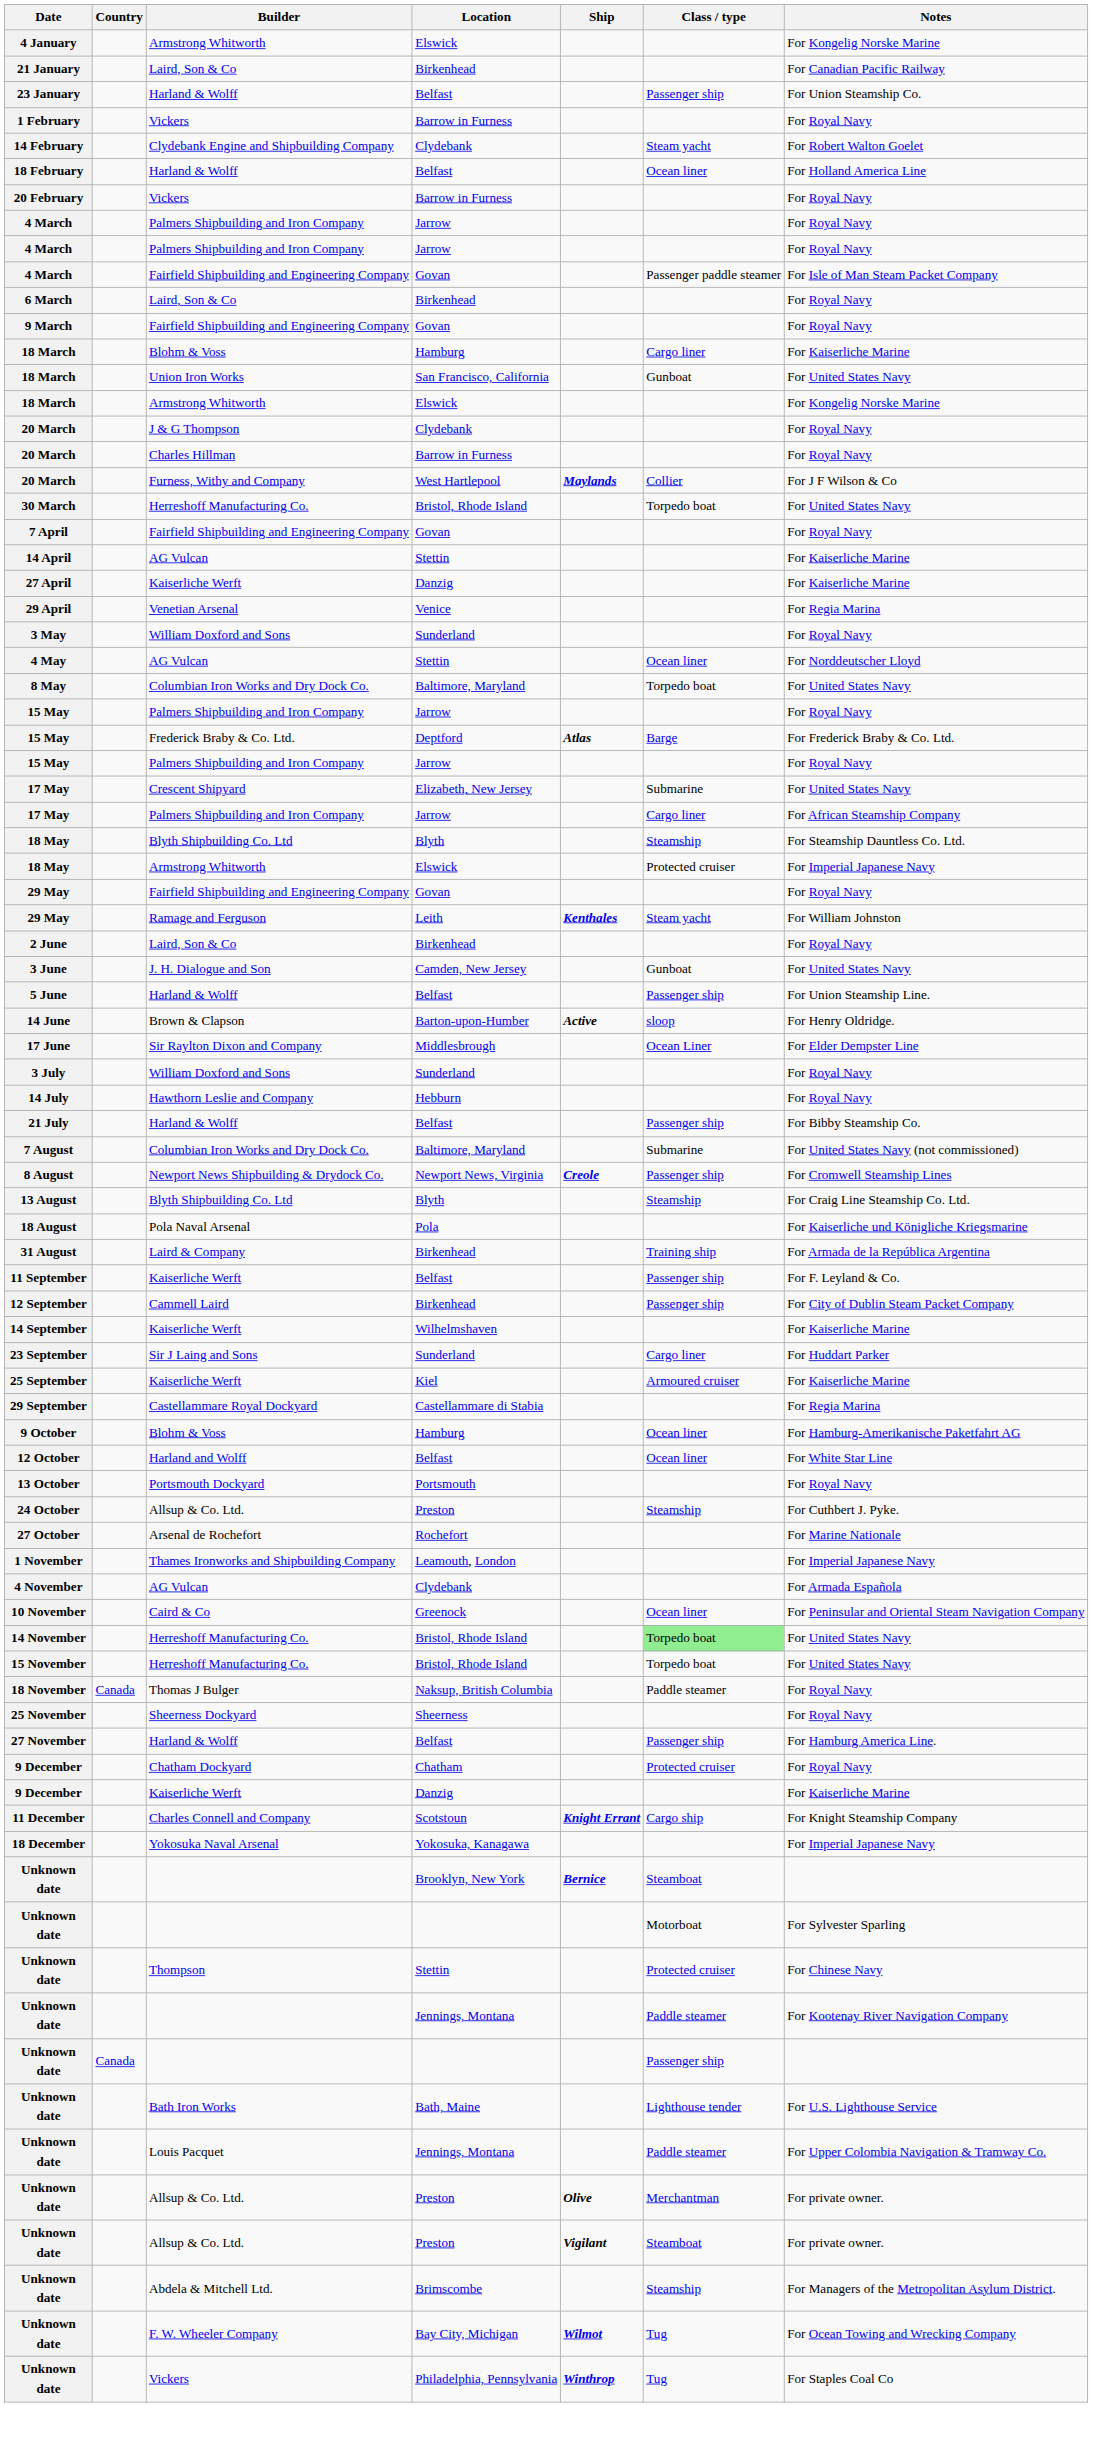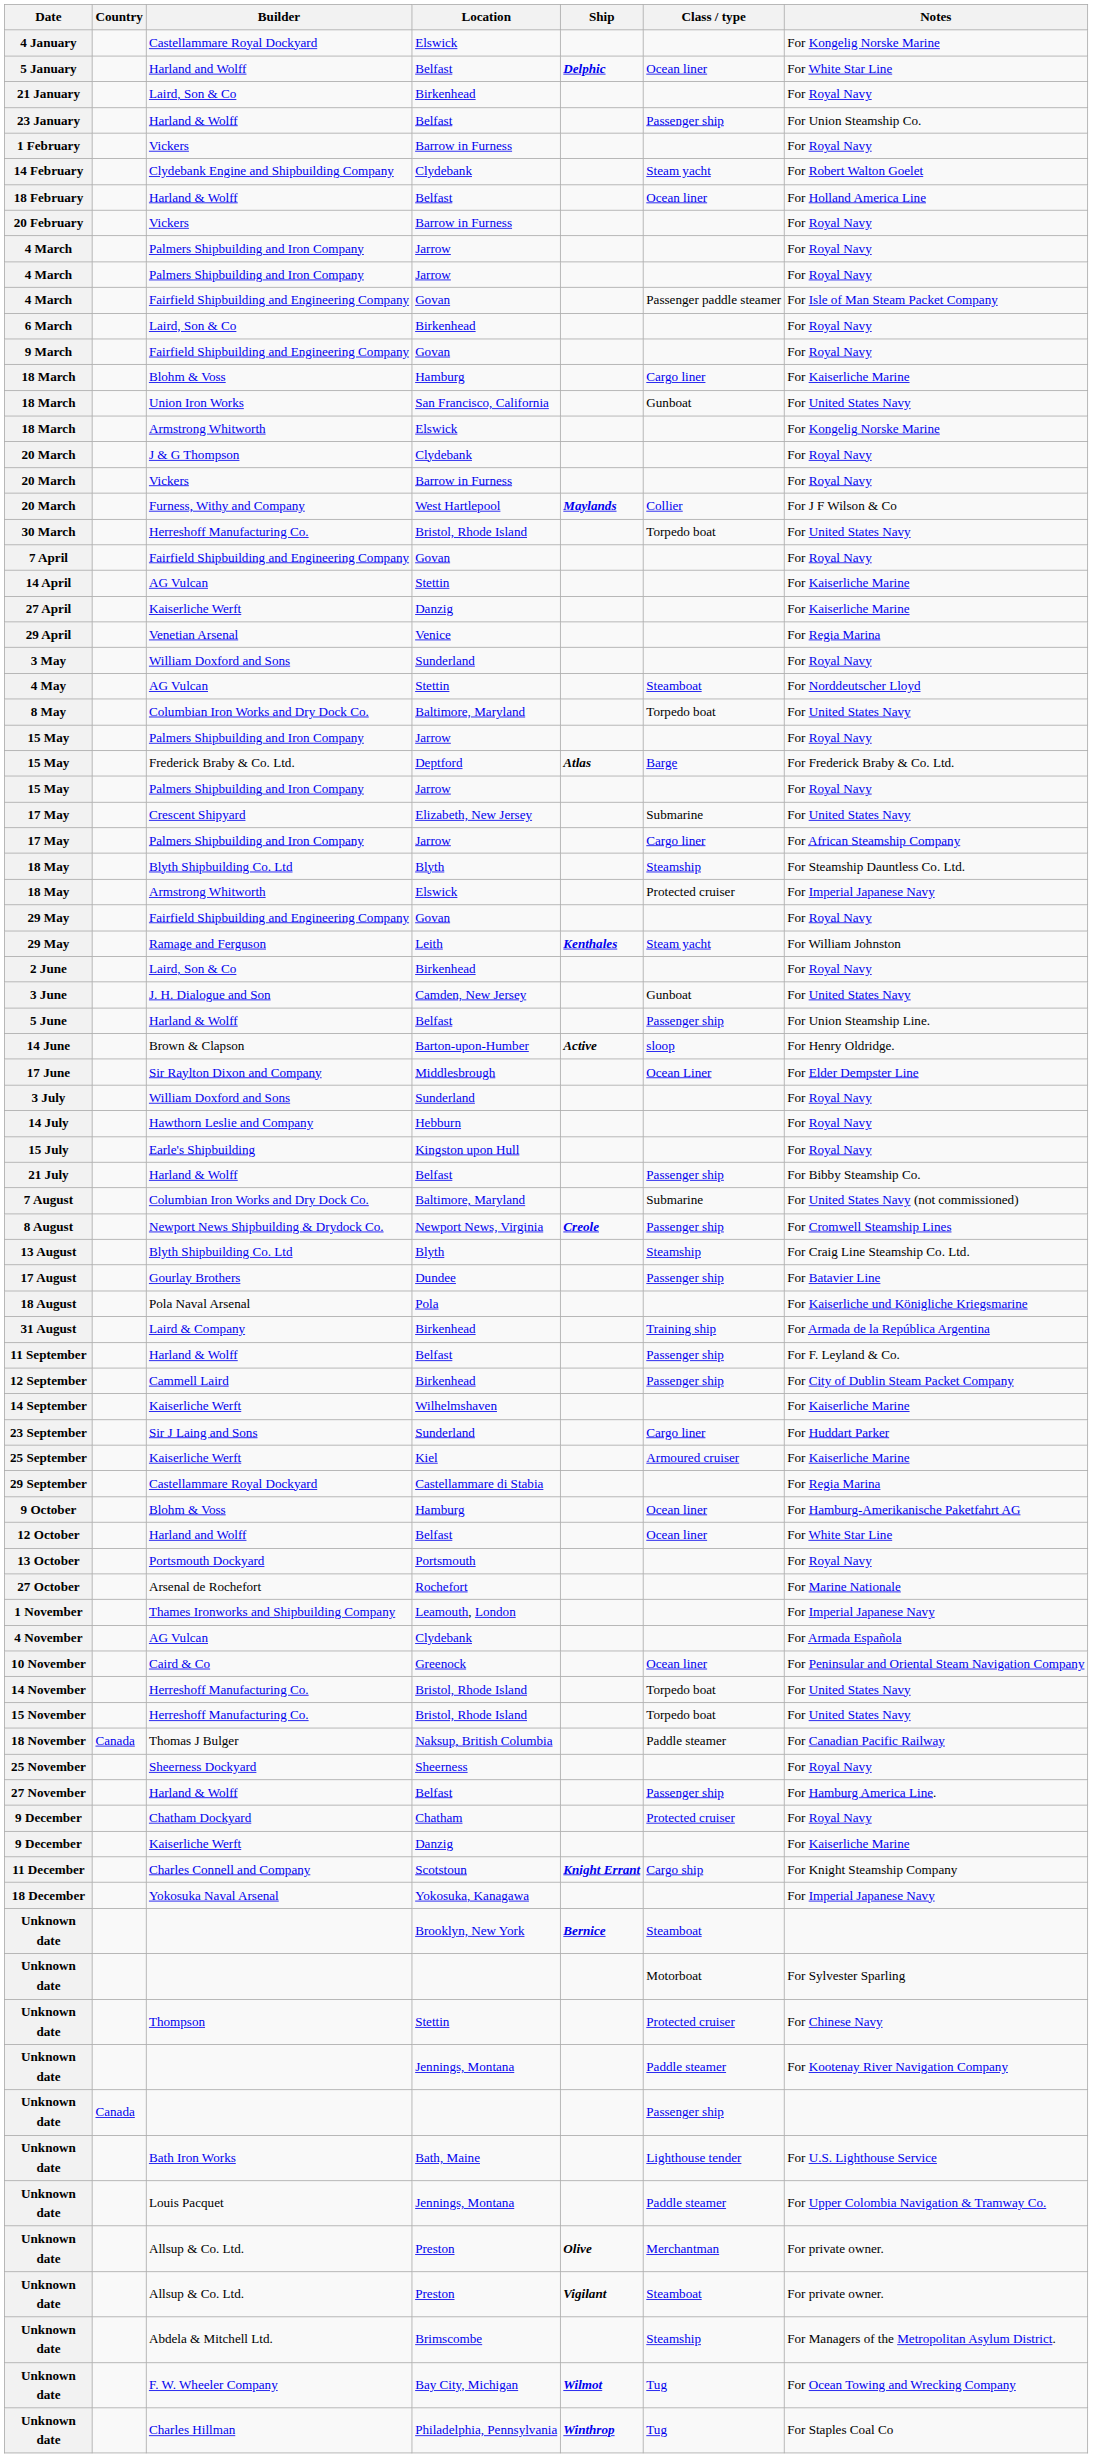(207, 43) Armstrong Whitworth -> (233, 43) Castellammare Royal Dockyard
+ row: (48, 68)
(866, 68) For Canadian Pacific Railway -> (829, 94) For Royal Navy
(192, 454) Charles Hillman -> (169, 480) Vickers
(677, 660) Ocean liner -> (674, 686) Steamboat
+ row: (48, 1149)
+ row: (48, 1278)
(195, 1278) Kaiserliche Werft -> (193, 1355) Harland & Wolff
- row: (48, 1509)
(681, 1638) lightgreen background -> (681, 1689) no background
(829, 1689) For Royal Navy -> (866, 1741) For Canadian Pacific Railway
(169, 2379) Vickers -> (192, 2430) Charles Hillman
